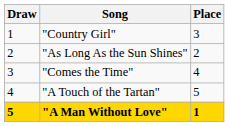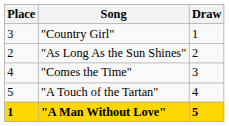columns swapped: (22, 14) <-> (207, 14)
